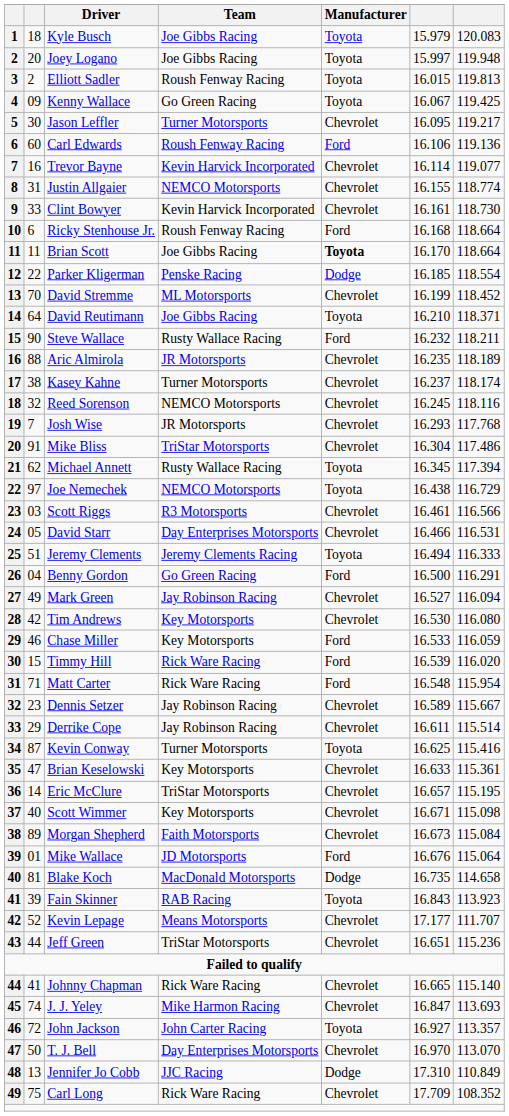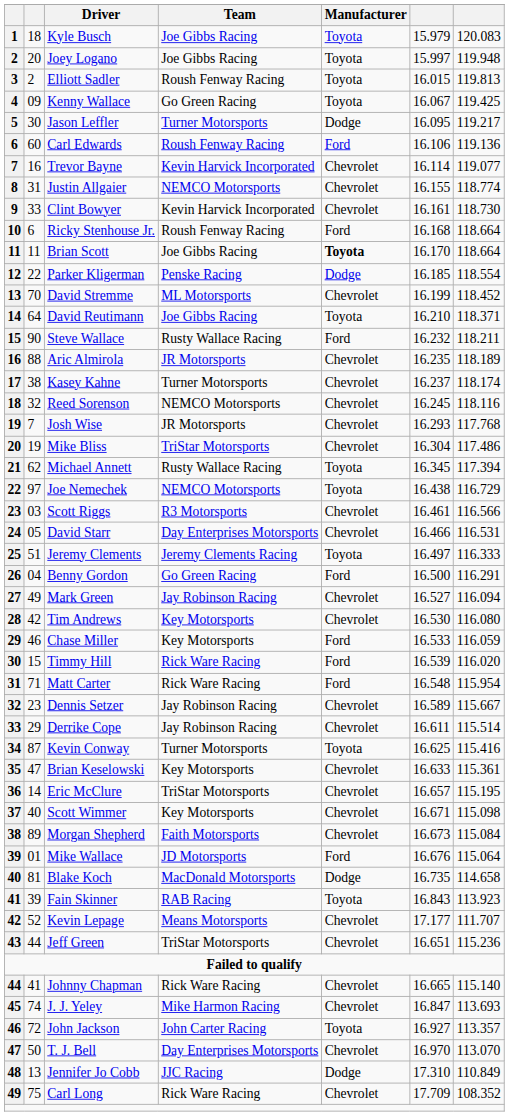(351, 123) Chevrolet -> (343, 123) Dodge
(34, 446) 91 -> (34, 446) 19
(432, 554) 16.494 -> (432, 554) 16.497
